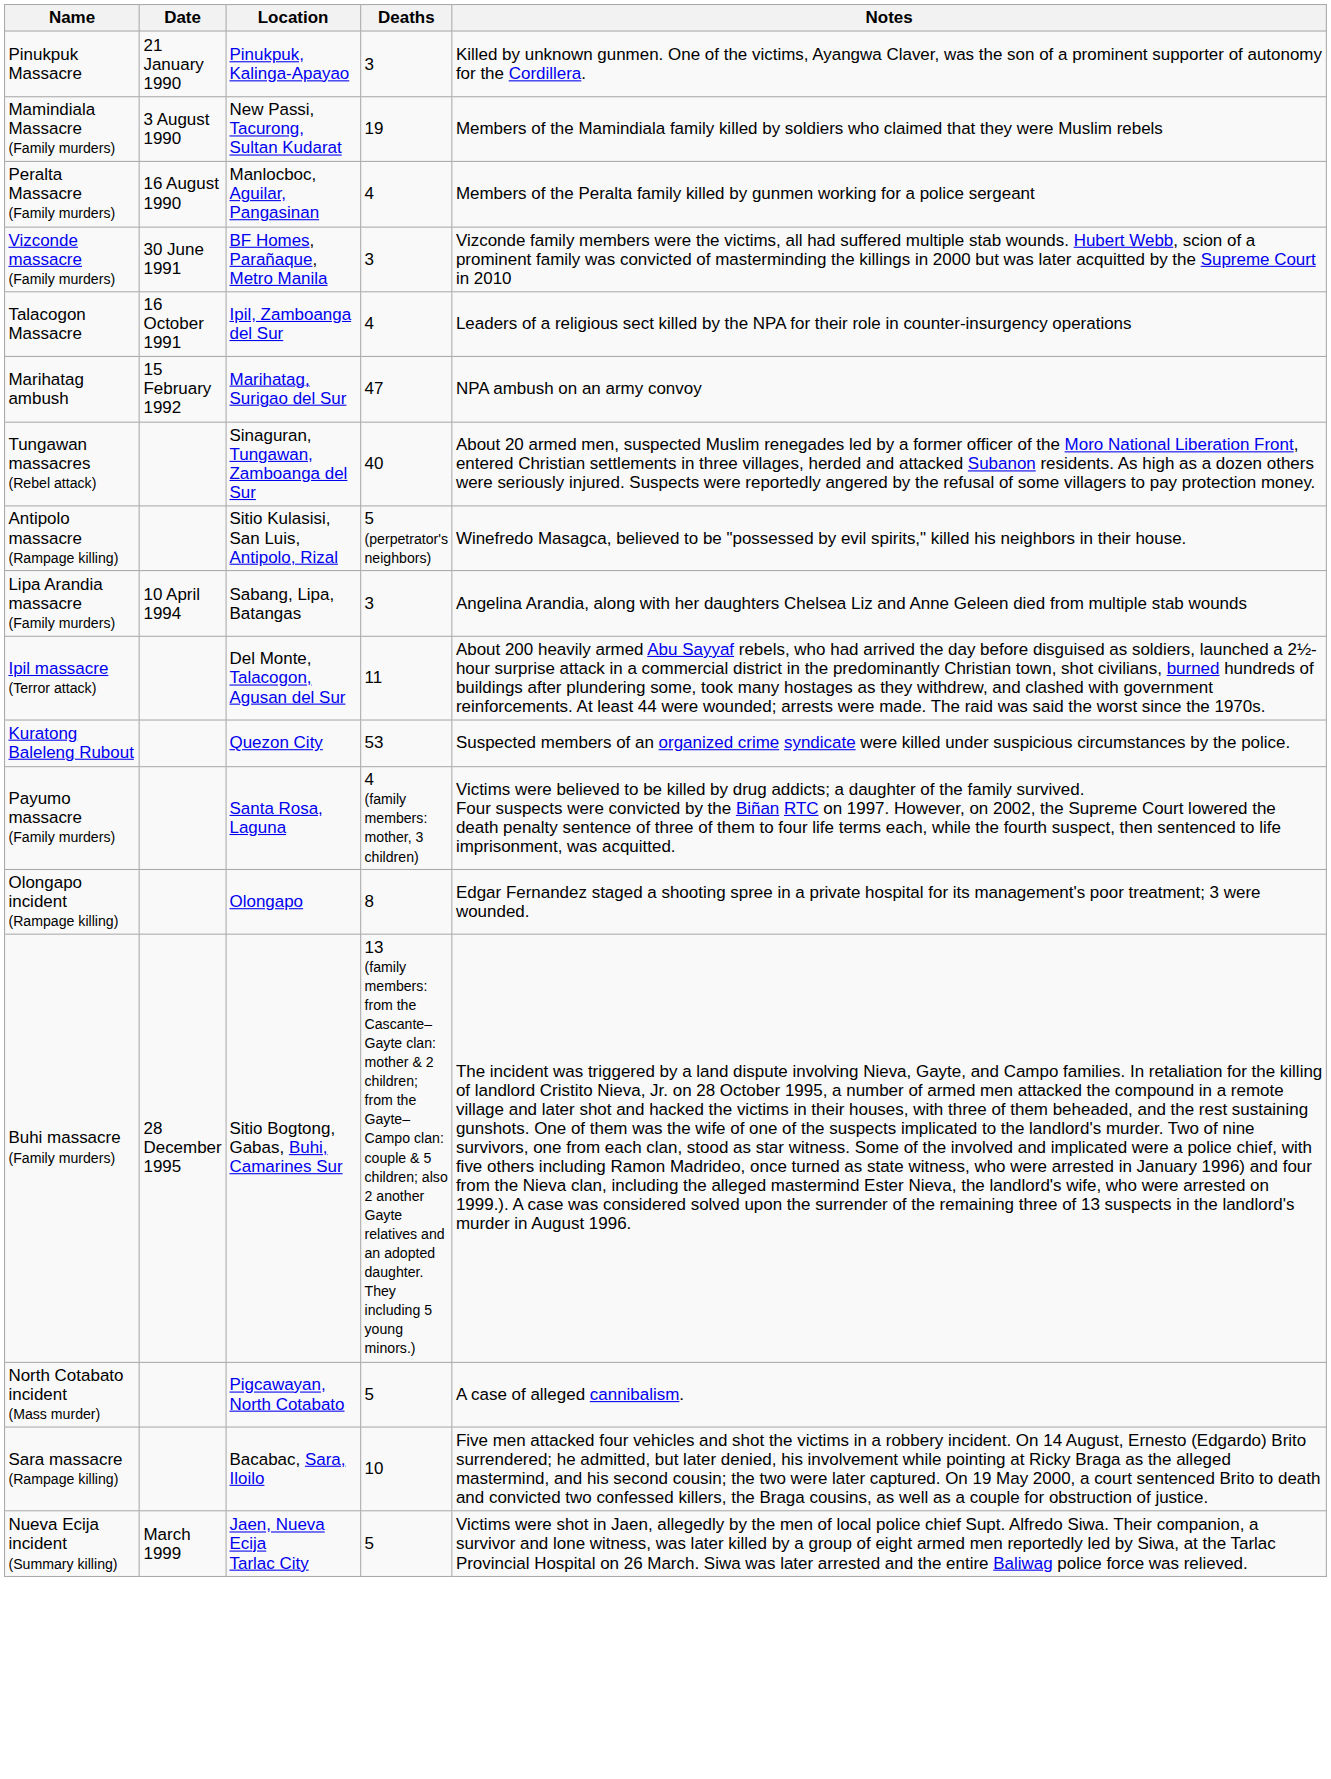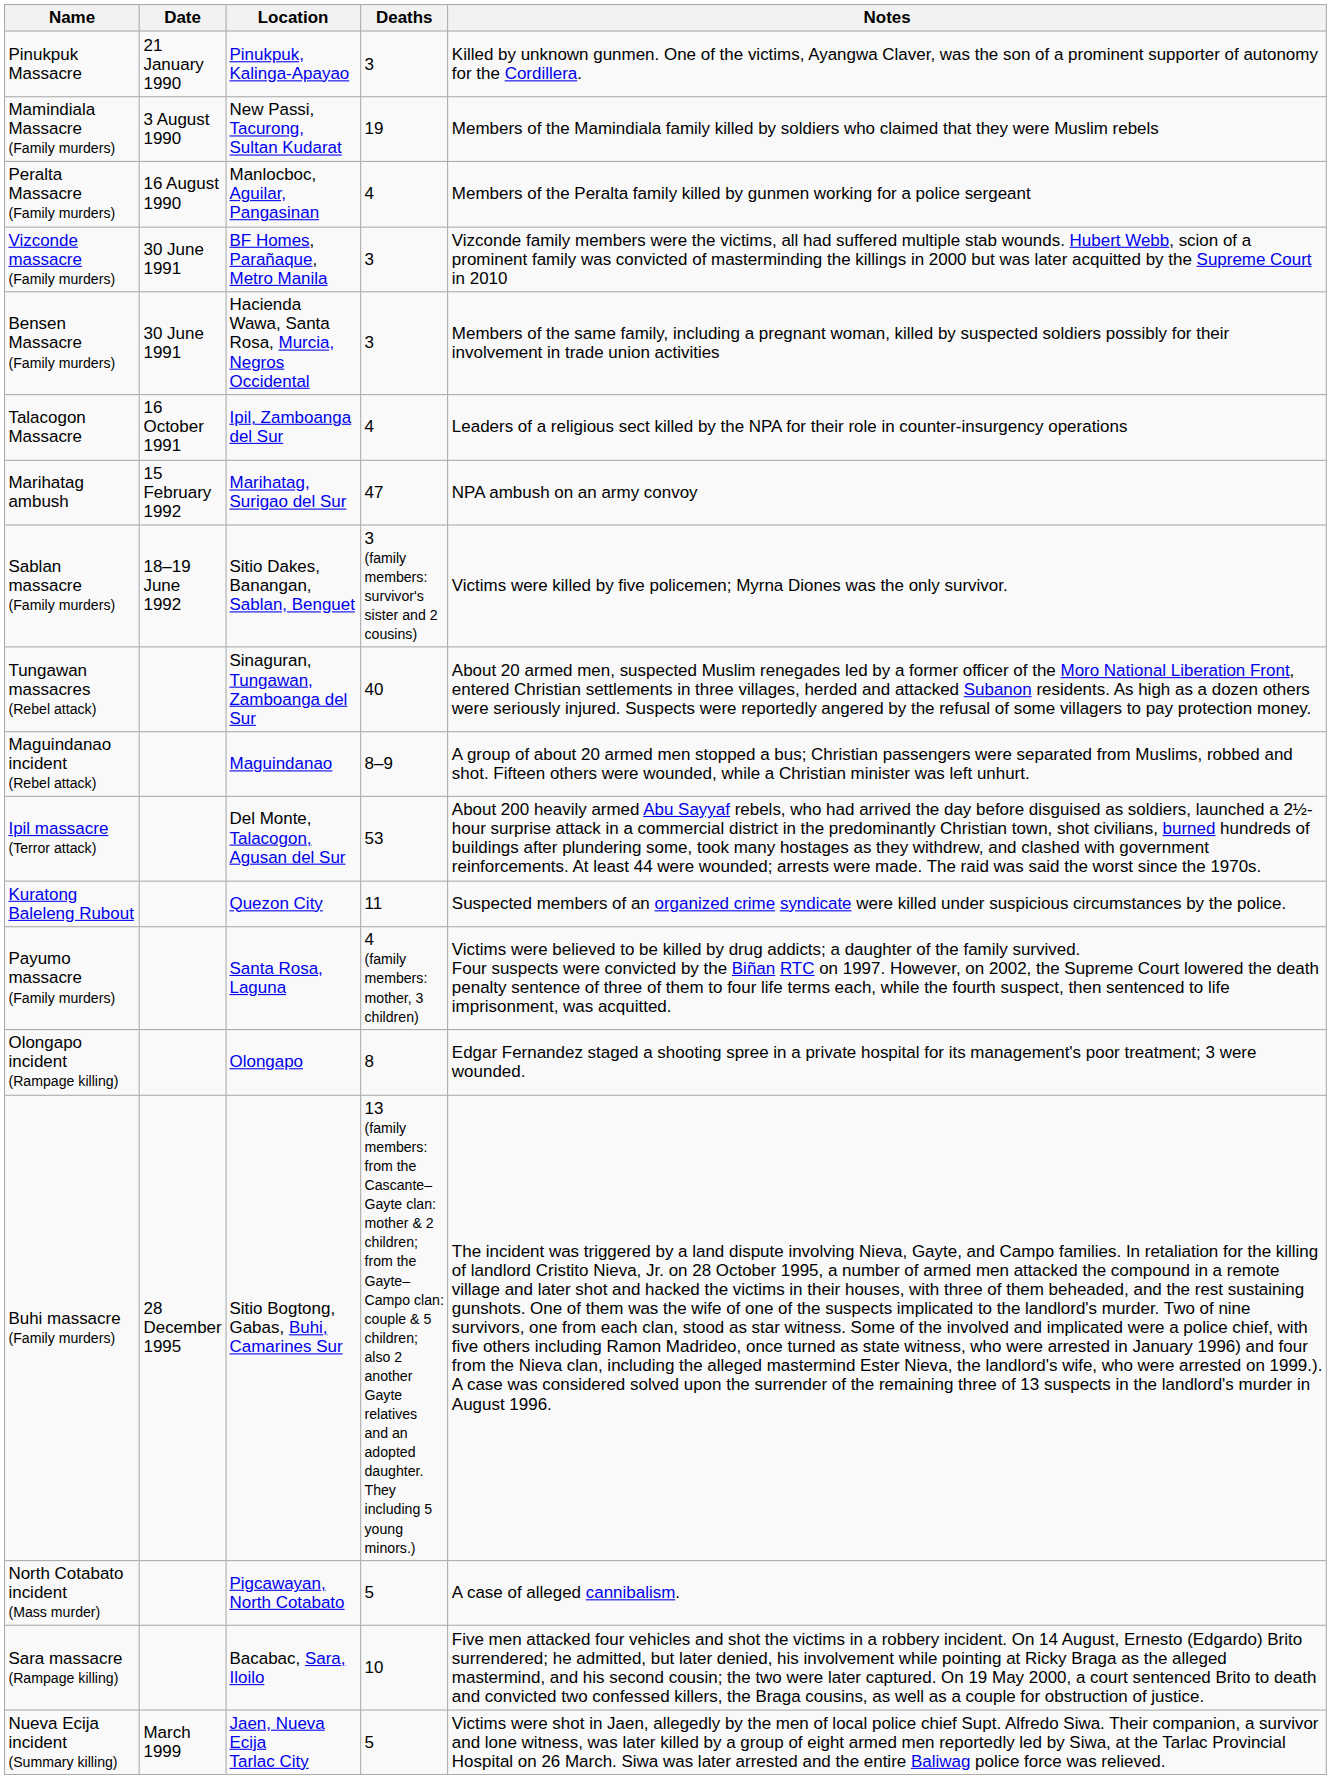+ row: (62, 343)
+ row: (62, 586)
- row: (63, 538)
+ row: (60, 763)
- row: (62, 603)
(373, 678) 11 -> (374, 838) 53
(374, 743) 53 -> (373, 903) 11
